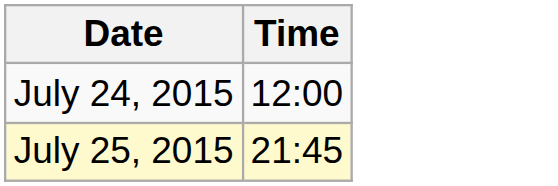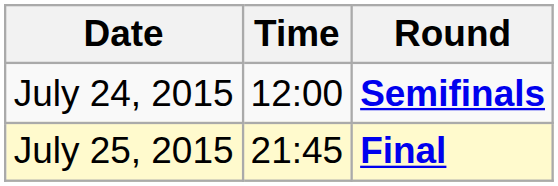+ column: (453, 33)
